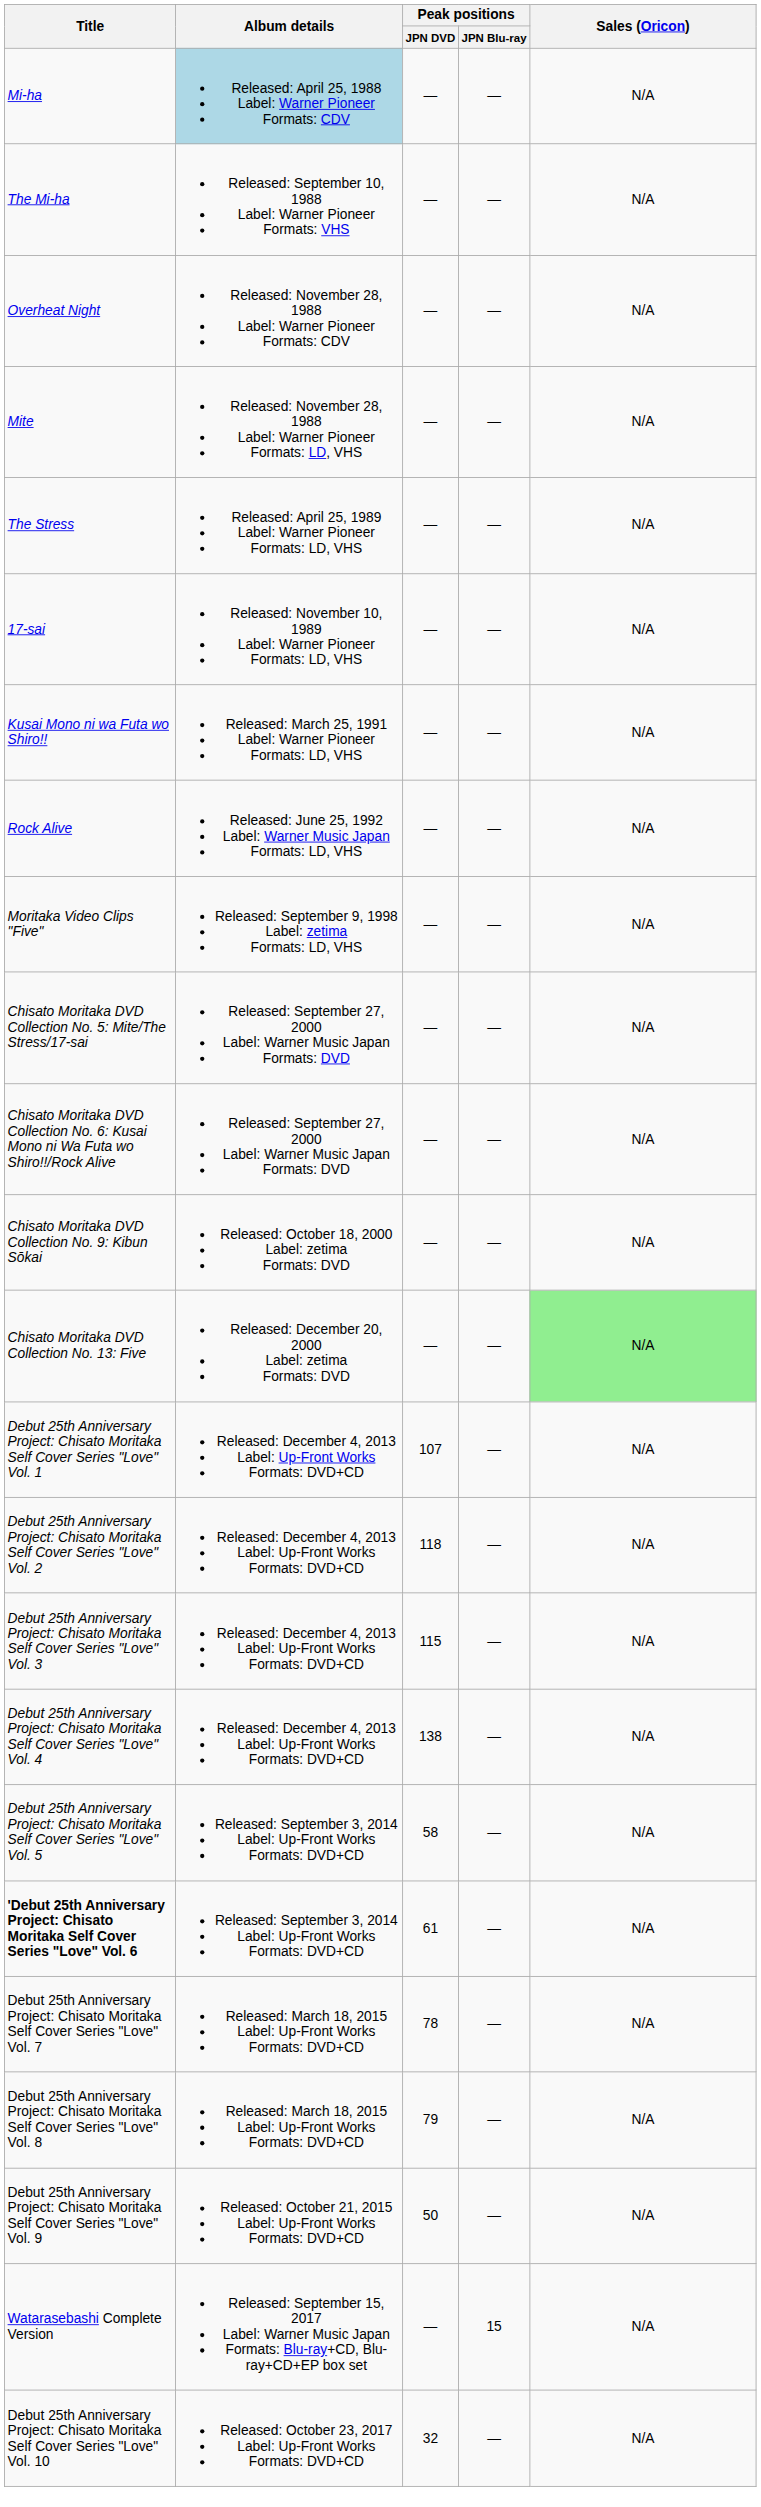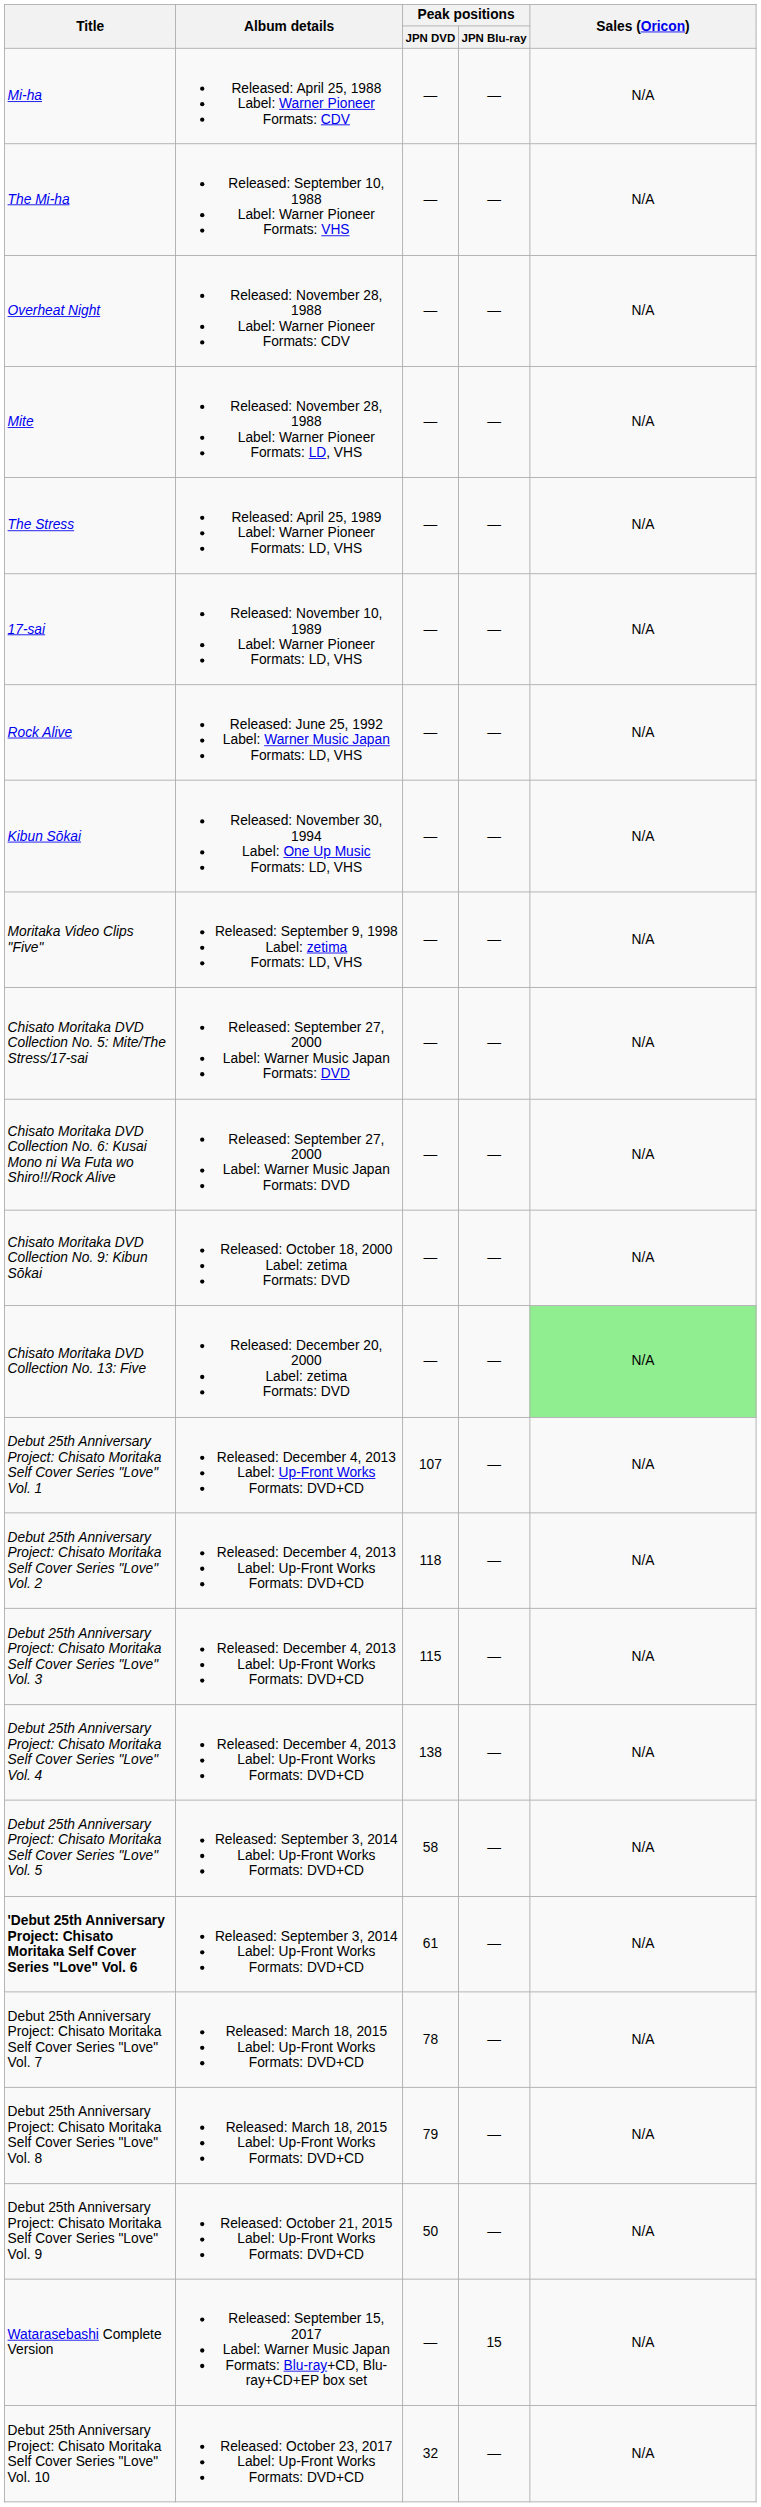(289, 104) lightblue background -> (289, 104) no background
- row: (88, 732)
+ row: (44, 836)
